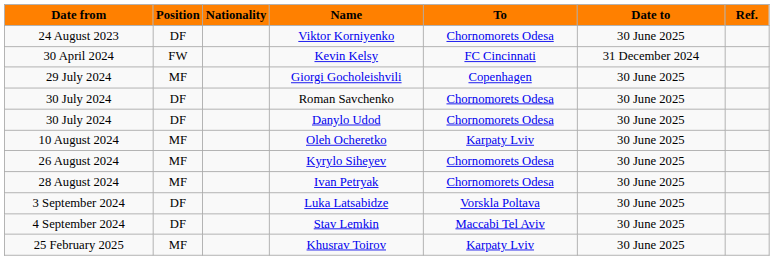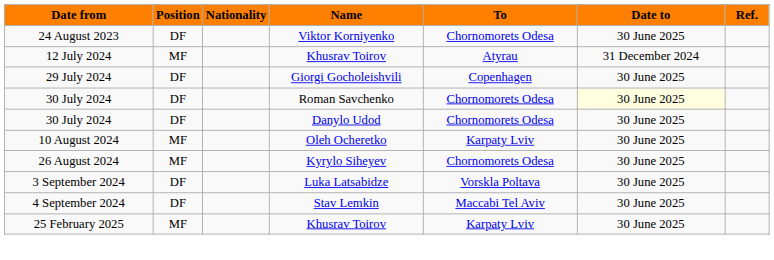- row: (79, 57)
+ row: (79, 57)
(178, 78) MF -> (178, 78) DF
(651, 98) no background -> (651, 98) lightyellow background
- row: (79, 182)
